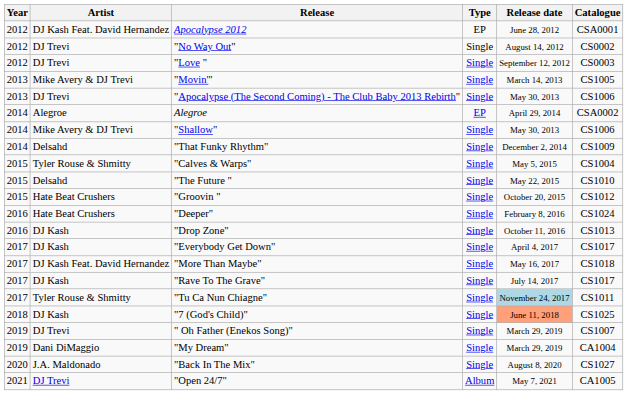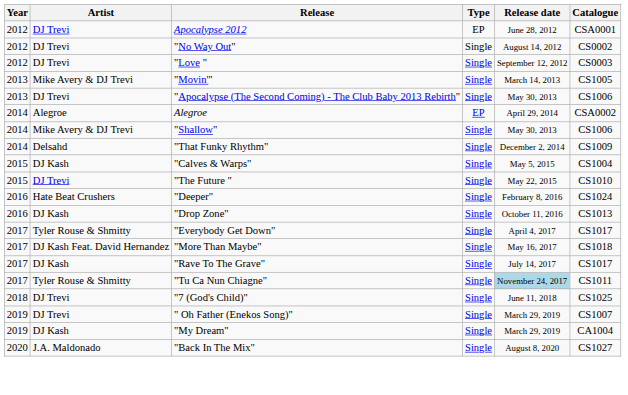(101, 29) DJ Kash Feat. David Hernandez -> (51, 29) DJ Trevi
(82, 163) Tyler Rouse & Shmitty -> (51, 163) DJ Kash
(50, 180) Delsahd -> (51, 180) DJ Trevi
- row: (197, 197)
(51, 247) DJ Kash -> (82, 230) Tyler Rouse & Shmitty
(51, 314) DJ Kash -> (51, 297) DJ Trevi
(535, 314) lightsalmon background -> (532, 298) no background
(66, 347) Dani DiMaggio -> (51, 331) DJ Kash
- row: (200, 381)
